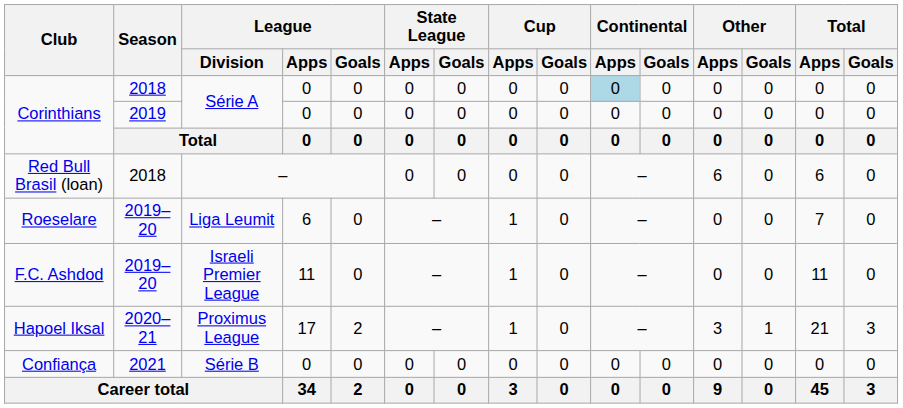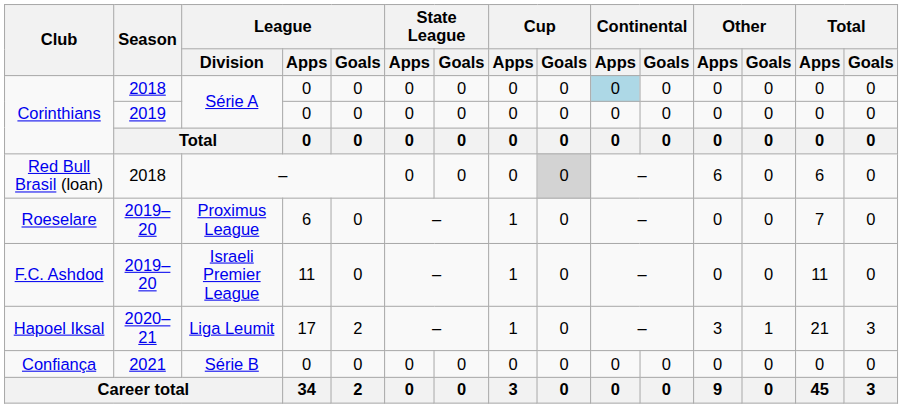(564, 176) no background -> (564, 176) lightgrey background
(232, 220) Liga Leumit -> (232, 220) Proximus League
(232, 328) Proximus League -> (232, 328) Liga Leumit
